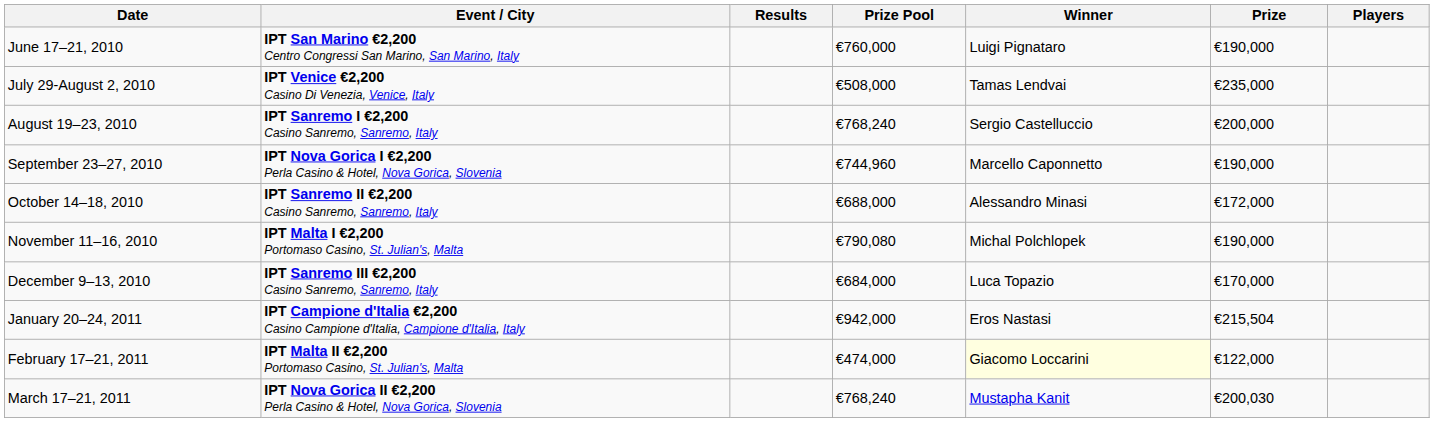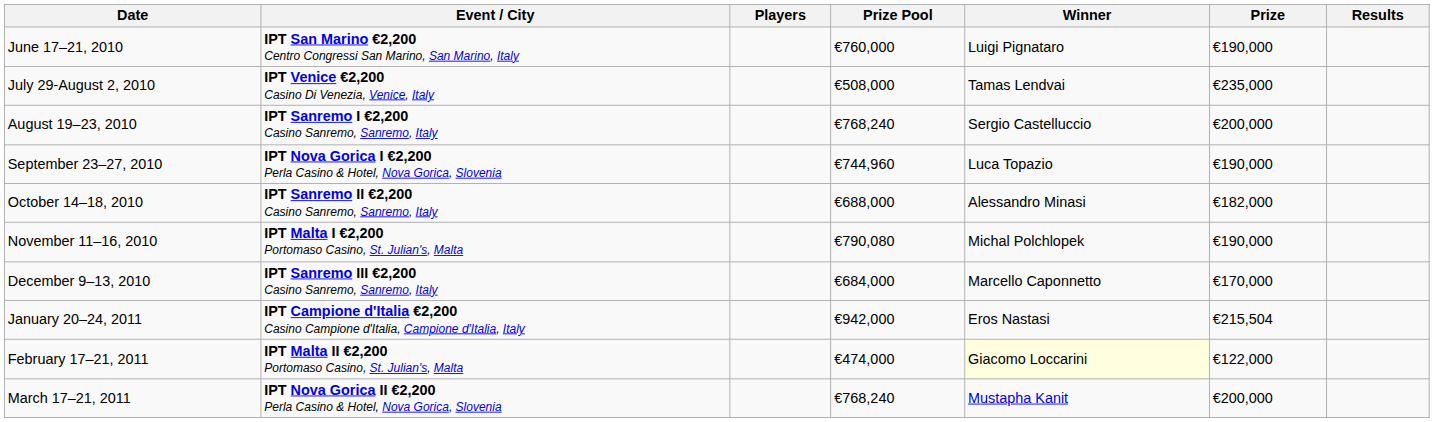columns swapped: (1378, 15) <-> (781, 15)
(1036, 163) Marcello Caponnetto -> (1010, 163) Luca Topazio
(1244, 203) €172,000 -> (1243, 203) €182,000
(1012, 281) Luca Topazio -> (1034, 281) Marcello Caponnetto
(1244, 398) €200,030 -> (1243, 398) €200,000
